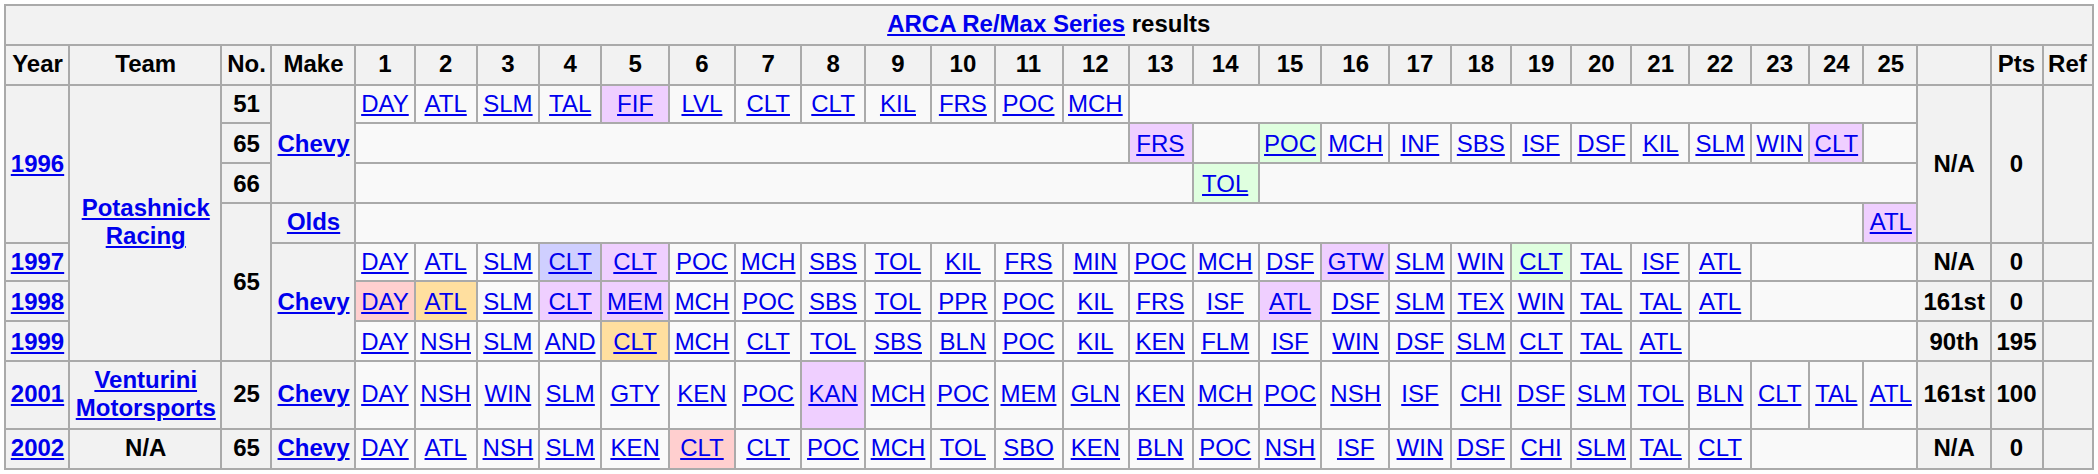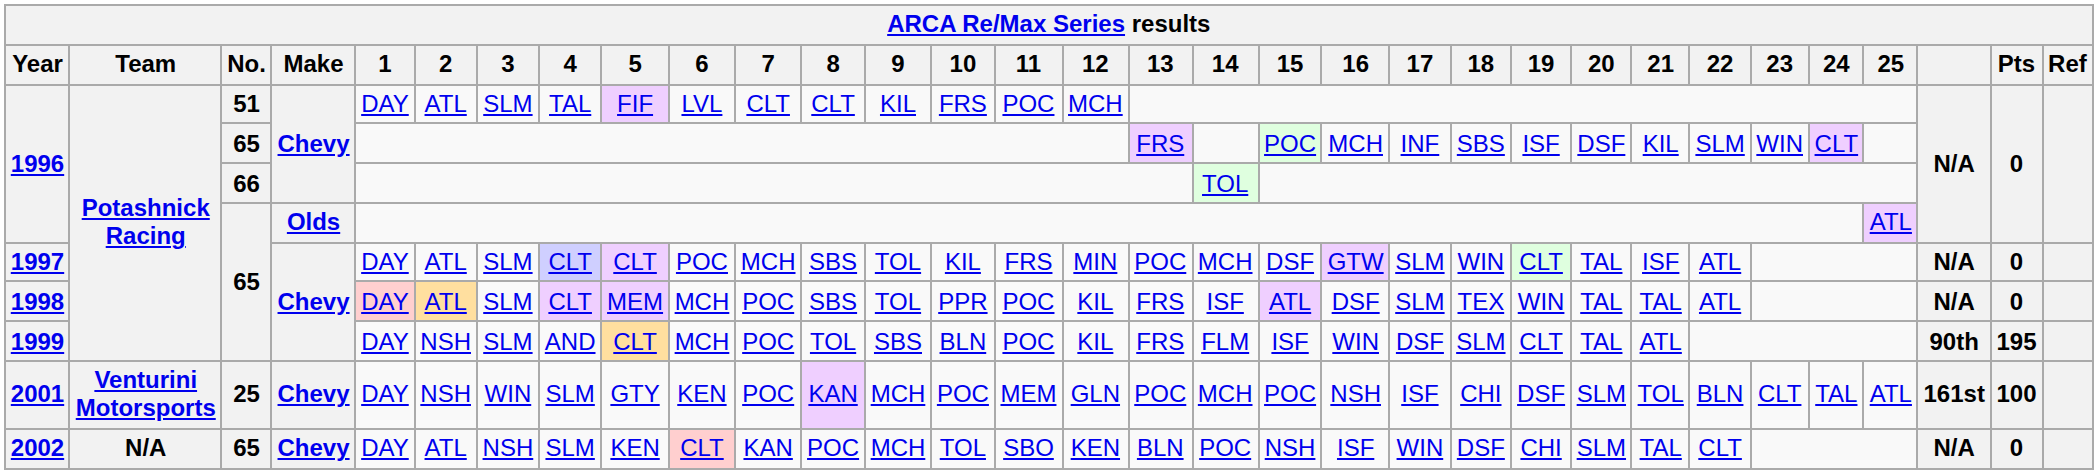(1954, 302) 161st -> (1954, 302) N/A
(768, 341) CLT -> (768, 341) POC
(1160, 341) KEN -> (1160, 341) FRS
(1160, 395) KEN -> (1160, 395) POC
(768, 448) CLT -> (768, 448) KAN
